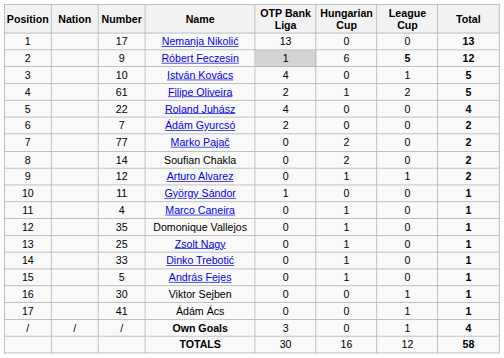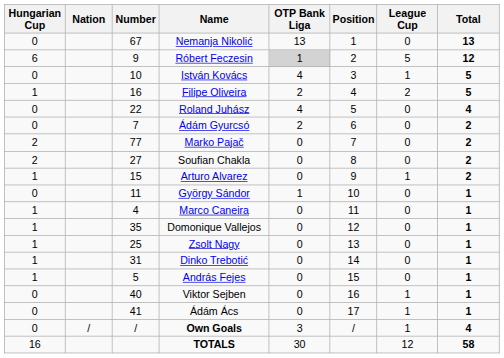columns swapped: (28, 19) <-> (347, 19)
(122, 42) 17 -> (136, 42) 67
(407, 59) bold -> (407, 59) normal
(122, 92) 61 -> (136, 92) 16
(122, 160) 14 -> (136, 160) 27
(122, 176) 12 -> (136, 176) 15
(122, 261) 33 -> (136, 261) 31
(122, 294) 30 -> (136, 294) 40
